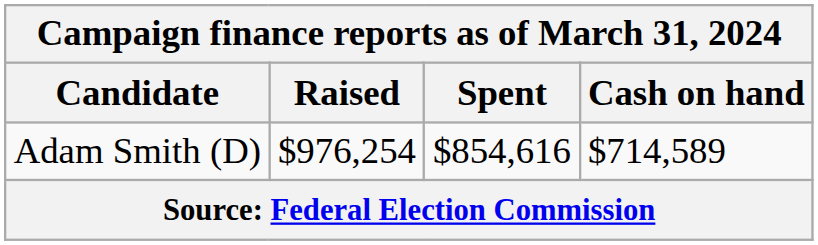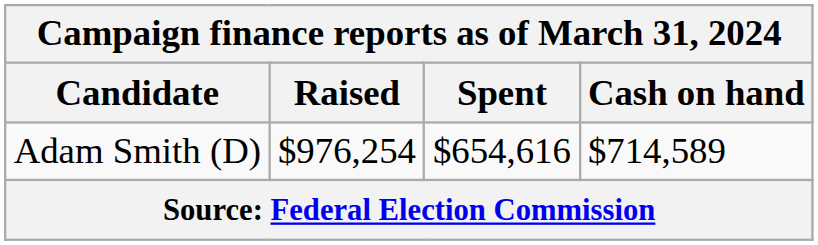(502, 150) $854,616 -> (502, 150) $654,616
